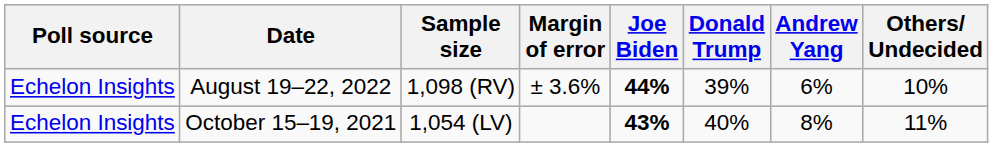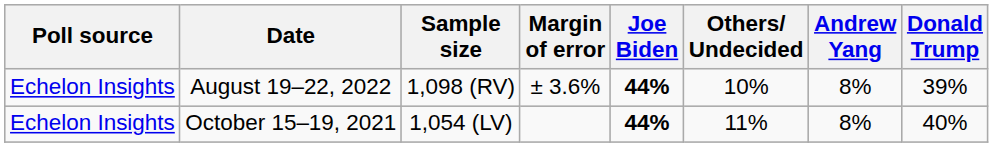columns swapped: (727, 36) <-> (926, 36)
(817, 86) 6% -> (855, 86) 8%
(647, 124) 43% -> (647, 124) 44%
